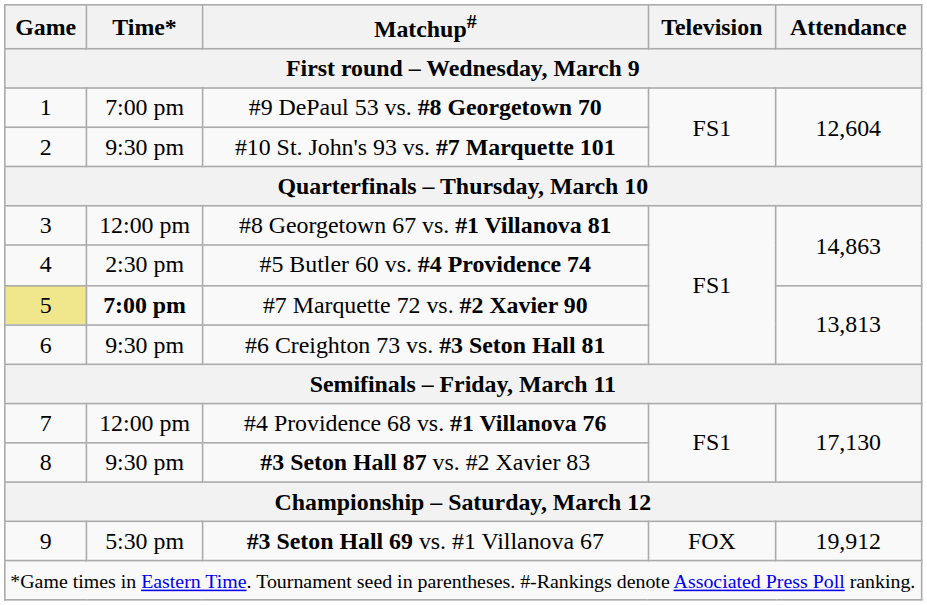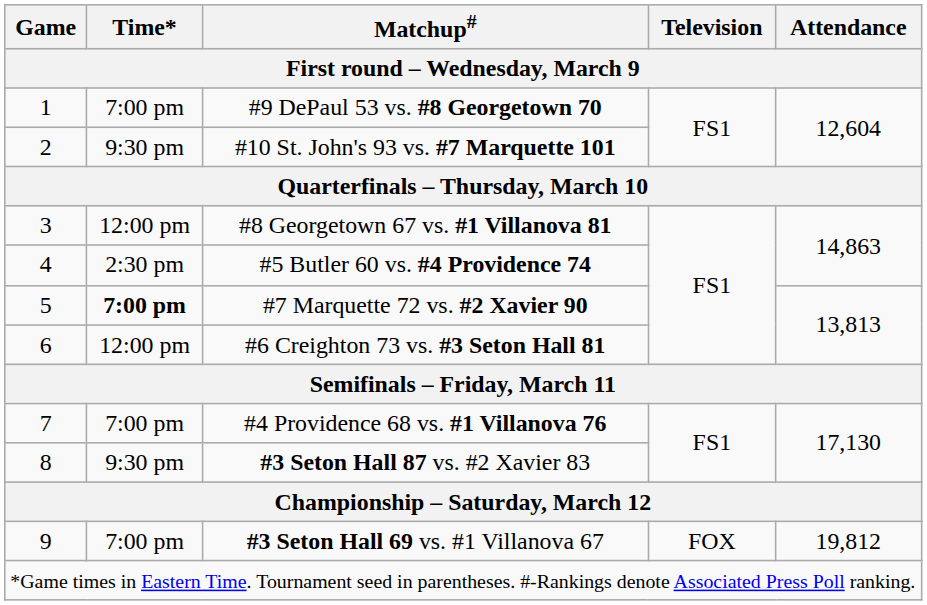(46, 304) khaki background -> (46, 304) no background
(145, 343) 9:30 pm -> (145, 343) 12:00 pm
(145, 422) 12:00 pm -> (145, 422) 7:00 pm
(145, 540) 5:30 pm -> (145, 540) 7:00 pm
(848, 540) 19,912 -> (848, 540) 19,812
